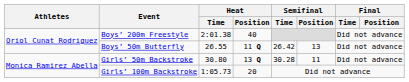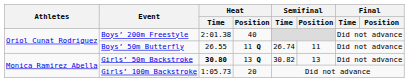(284, 47) 26.42 -> (284, 47) 26.74
(316, 47) 13 -> (316, 47) 11
(216, 59) normal -> (216, 59) bold
(284, 59) 30.28 -> (284, 59) 30.82
(316, 59) 11 -> (316, 59) 13
